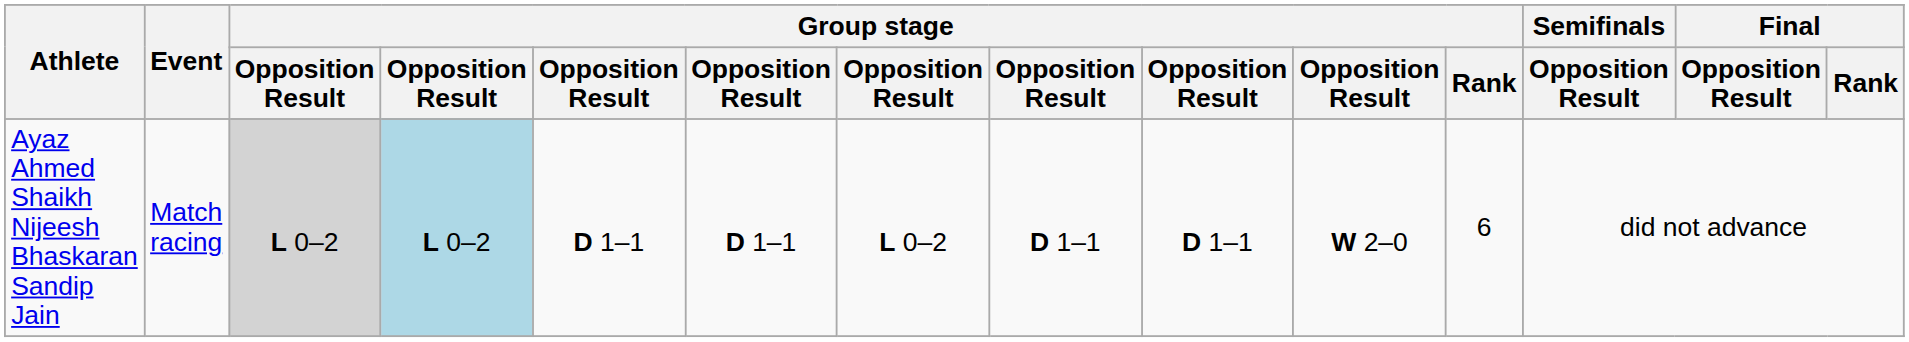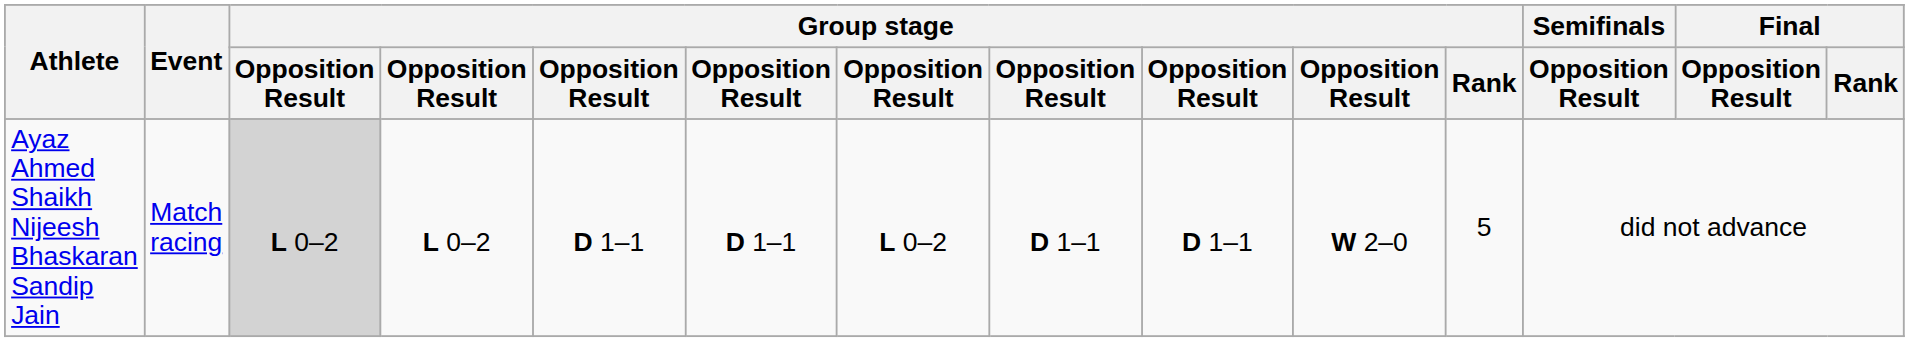(457, 242) lightblue background -> (457, 242) no background
(1484, 228) 6 -> (1484, 228) 5
